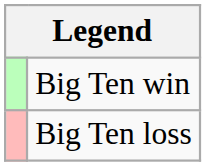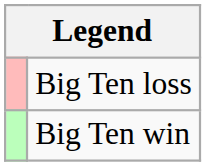rows swapped: (113, 82) <-> (113, 134)
